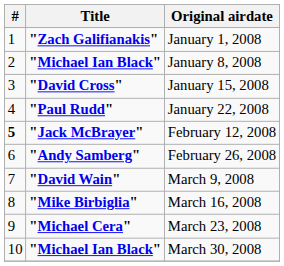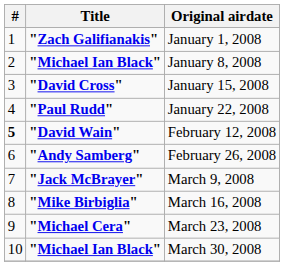(86, 132) "Jack McBrayer" -> (75, 132) "David Wain"
(75, 179) "David Wain" -> (86, 179) "Jack McBrayer"
